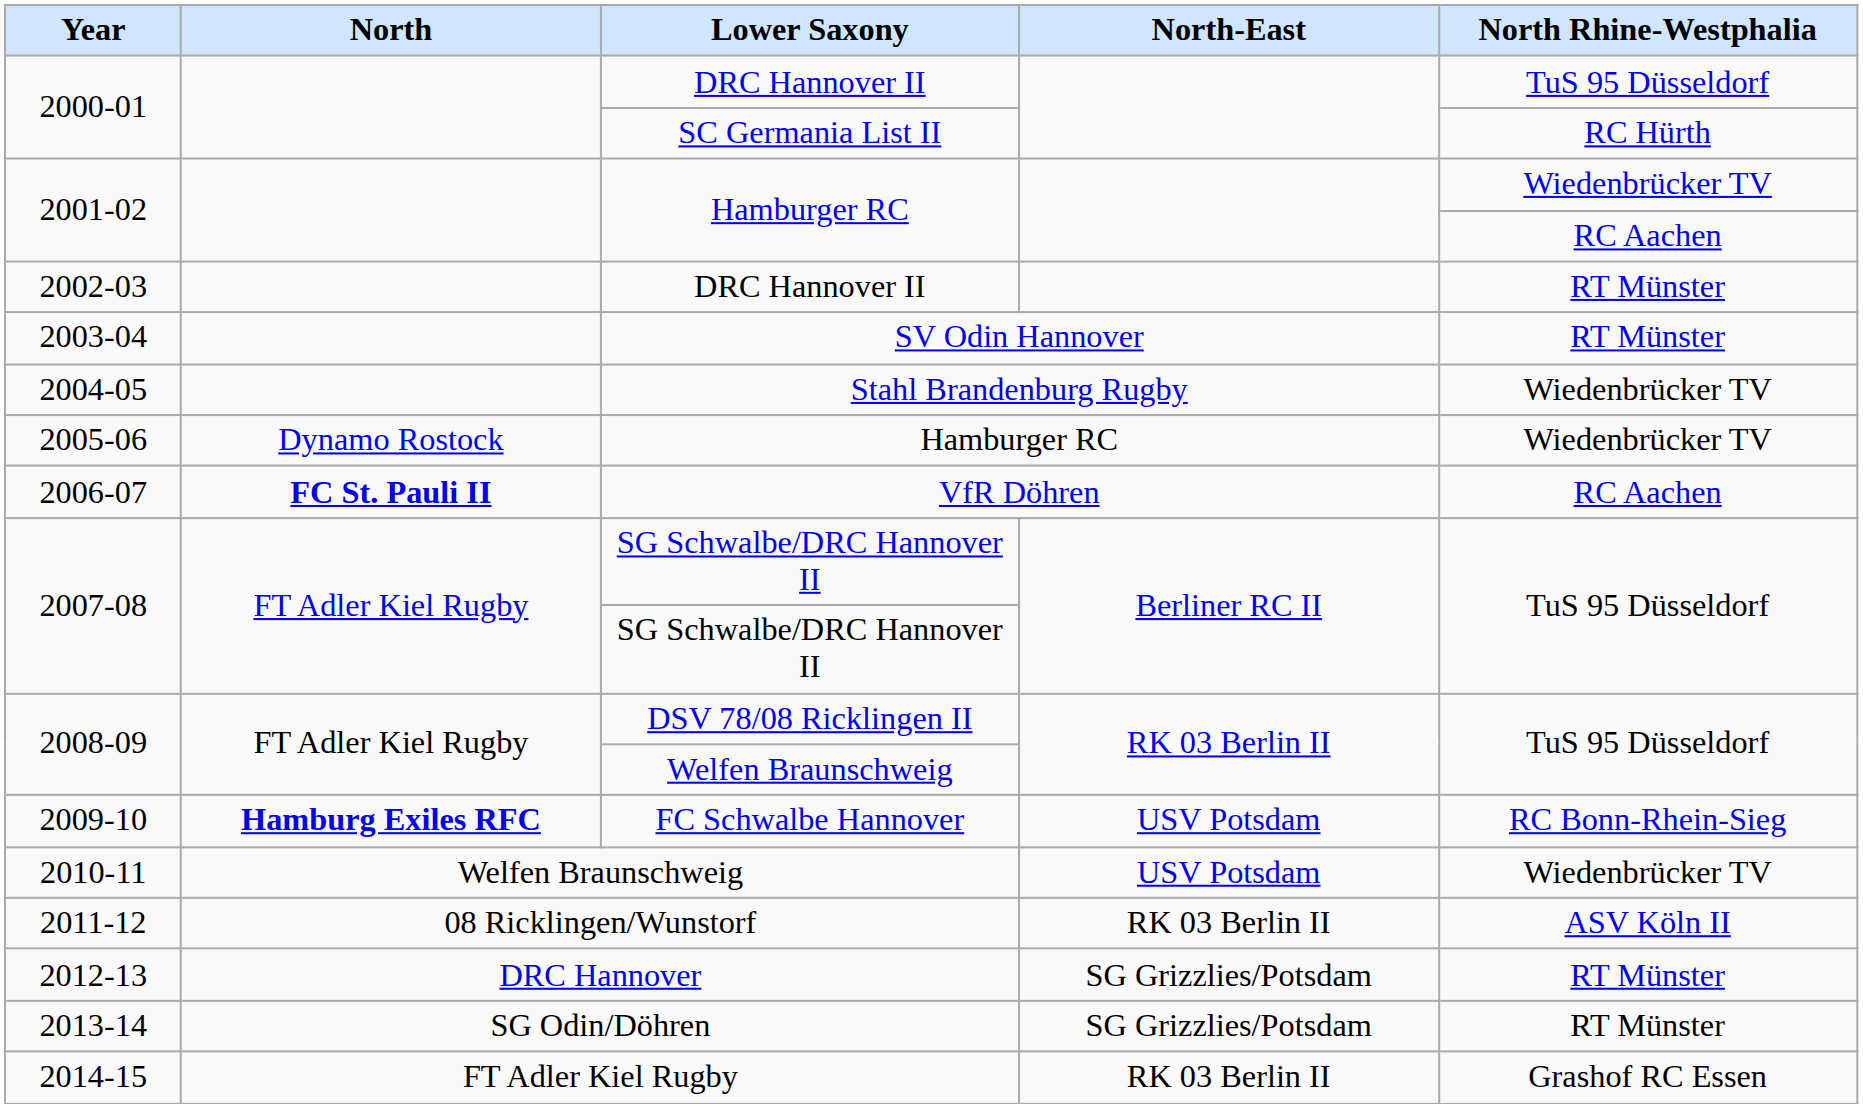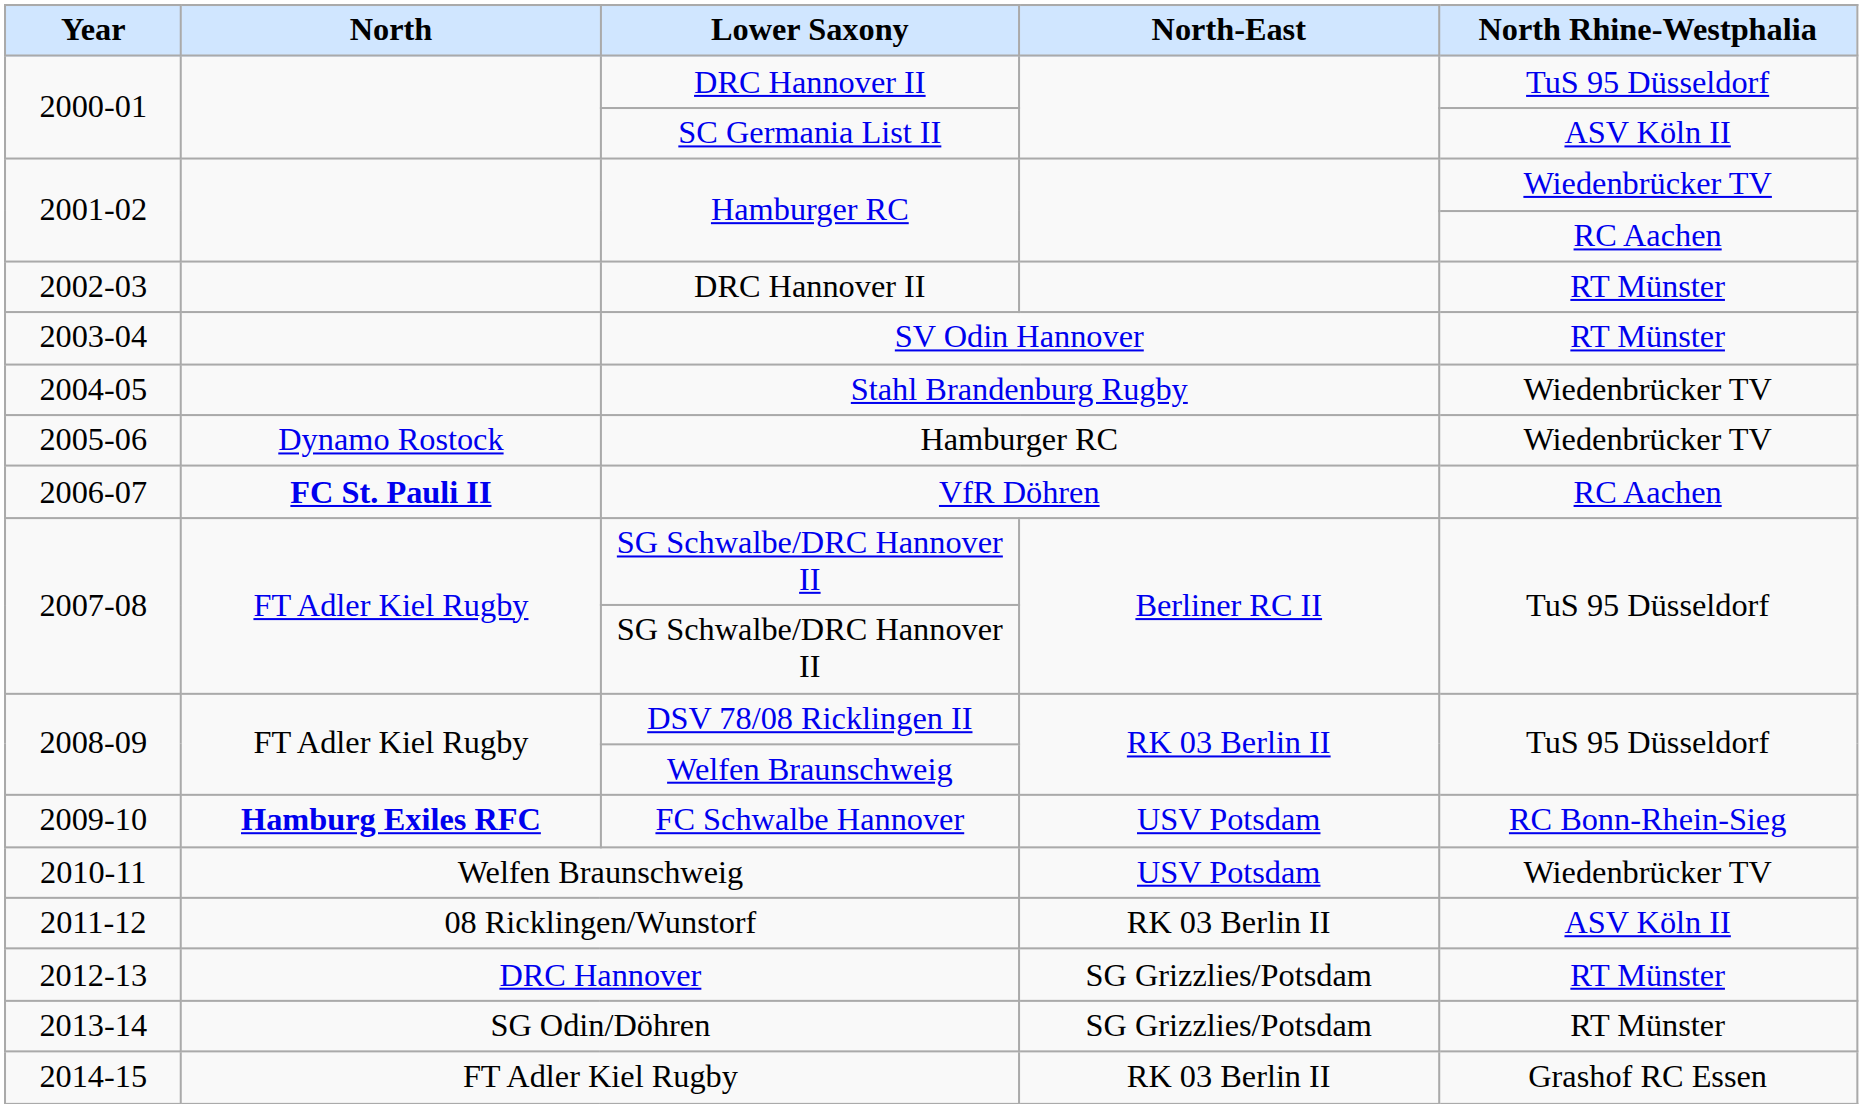(1648, 132) RC Hürth -> (1648, 132) ASV Köln II
